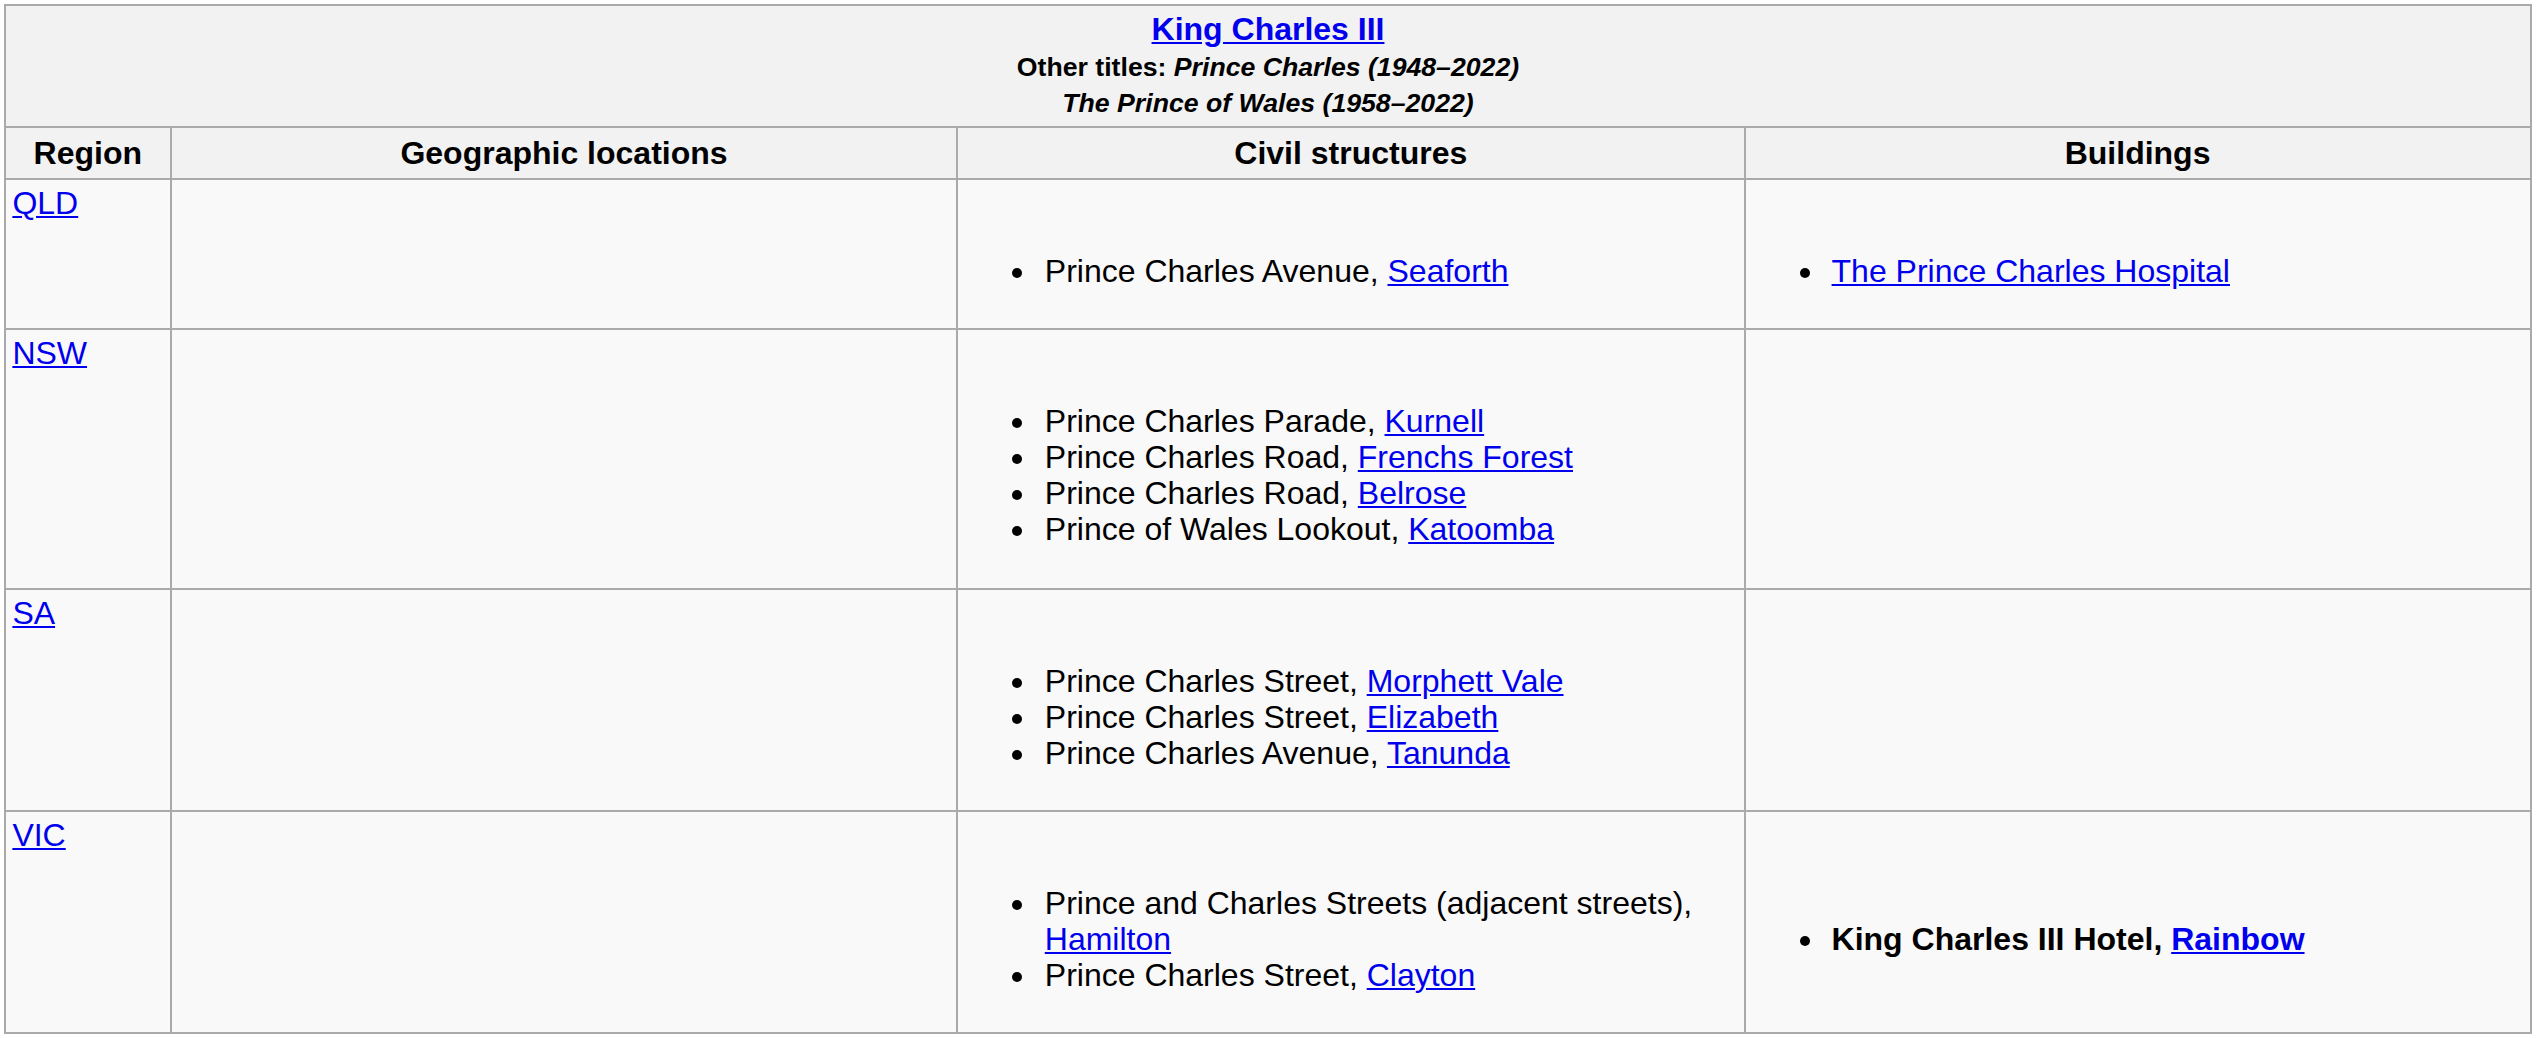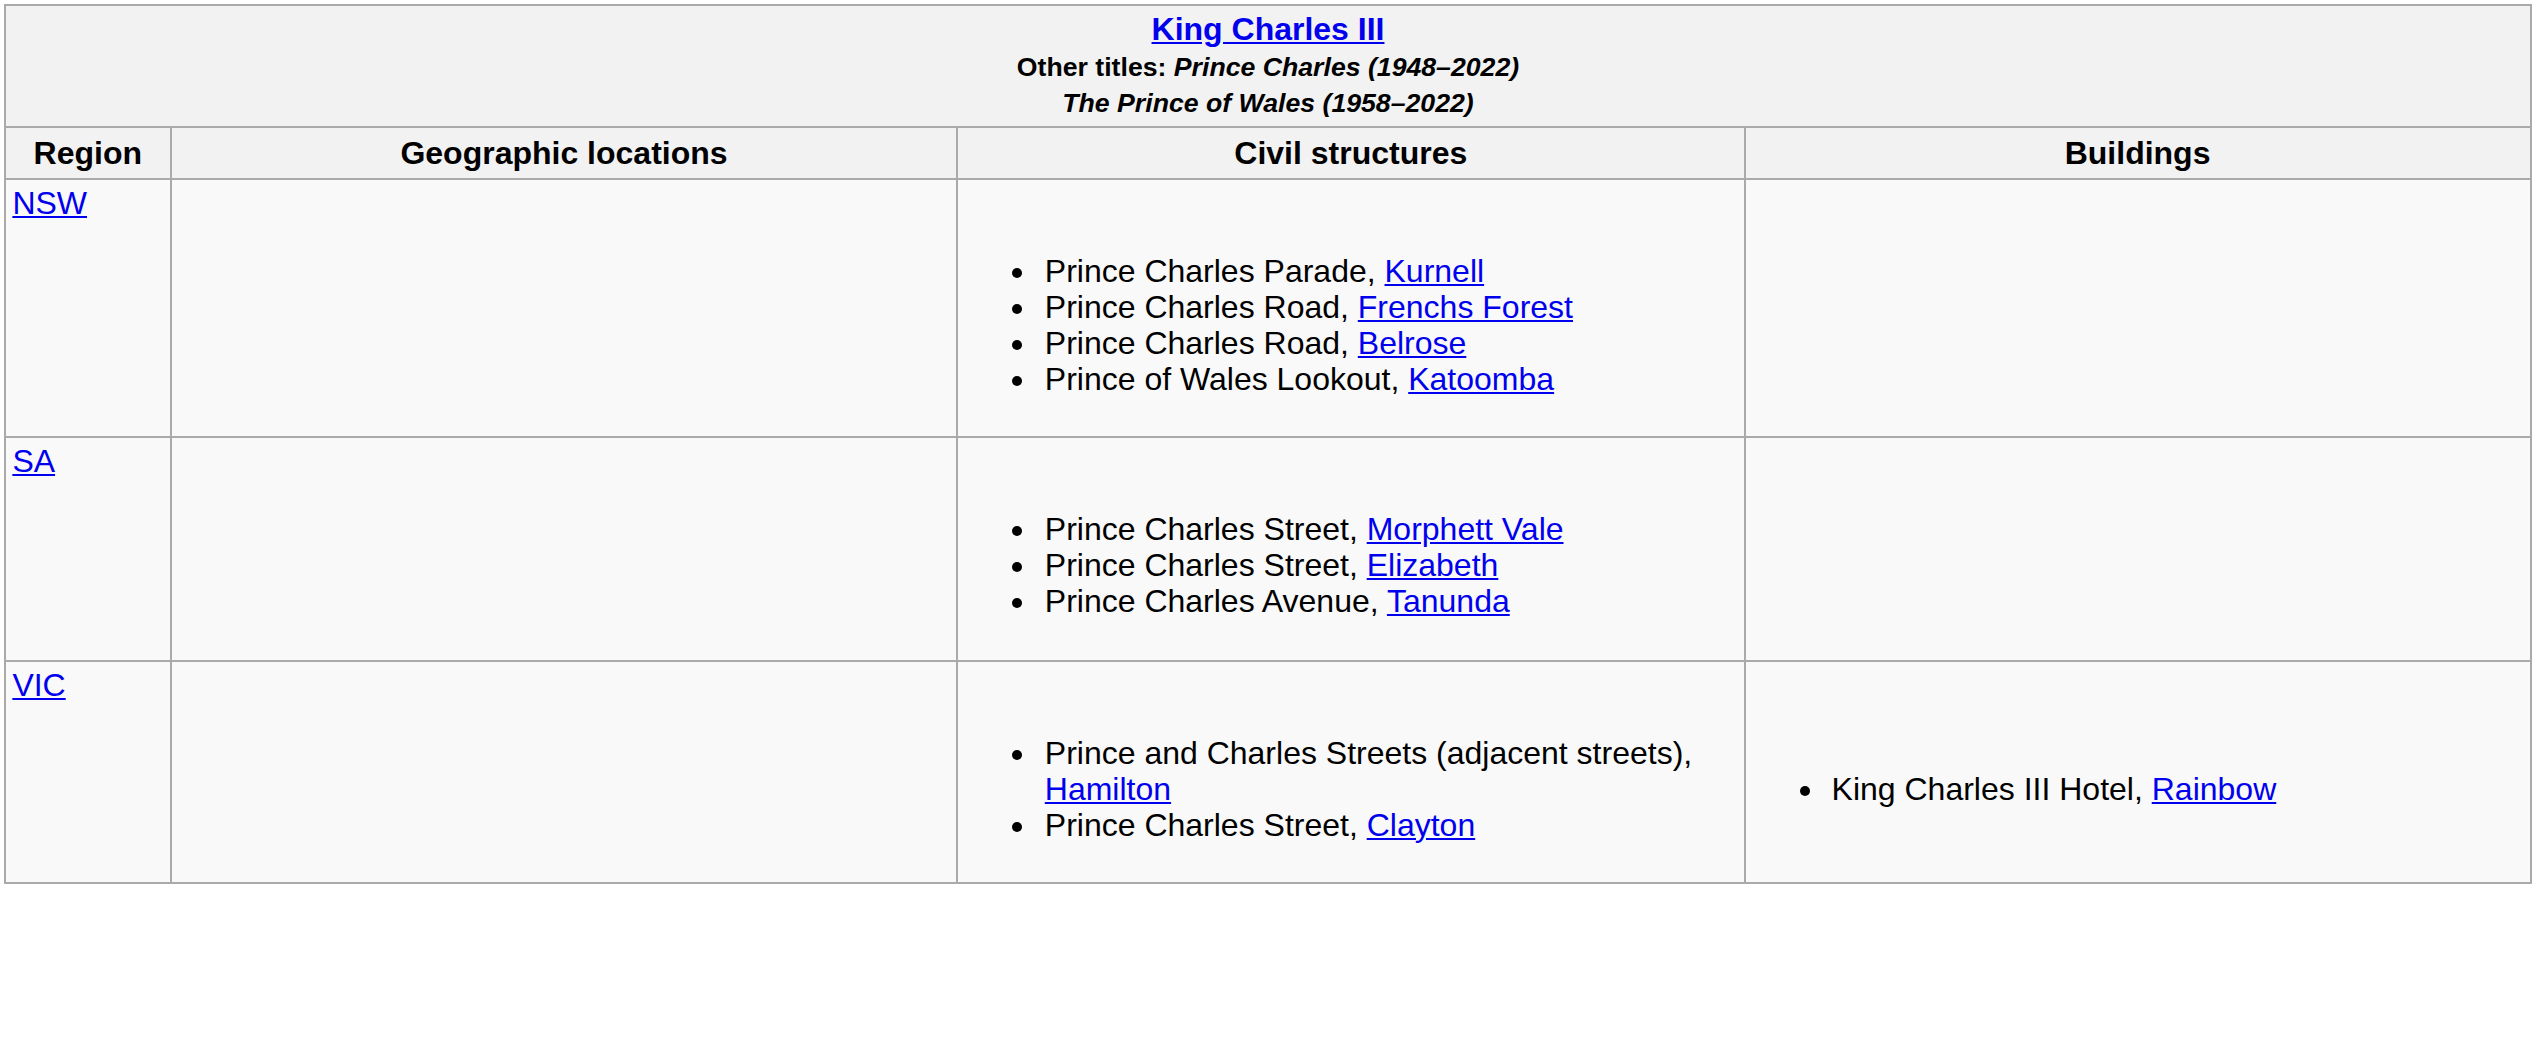- row: (45, 203)
(2138, 940) bold -> (2138, 789) normal
